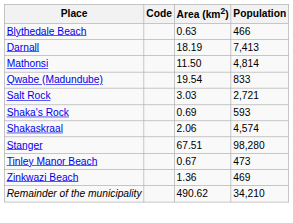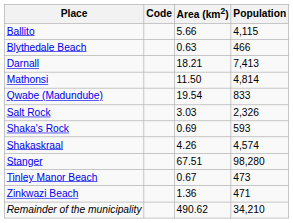+ row: (21, 31)
(189, 47) 18.19 -> (189, 64) 18.21
(246, 96) 2,721 -> (246, 112) 2,326
(187, 129) 2.06 -> (187, 145) 4.26
(242, 177) 469 -> (242, 194) 471
